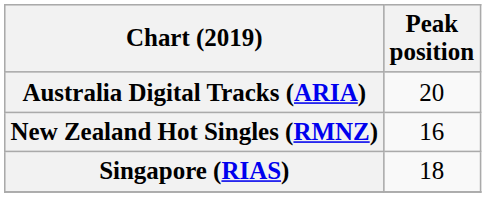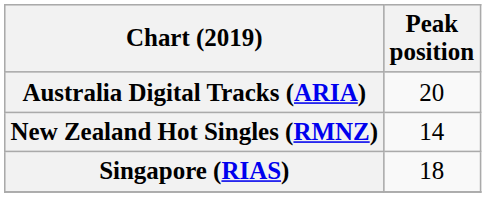(432, 131) 16 -> (432, 131) 14
